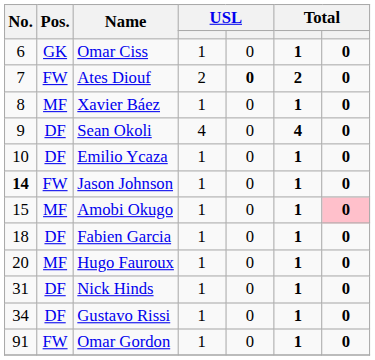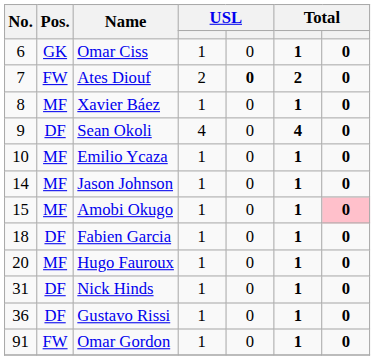(55, 157) DF -> (55, 157) MF
(21, 183) bold -> (21, 183) normal
(55, 183) FW -> (55, 183) MF
(21, 315) 34 -> (21, 315) 36
